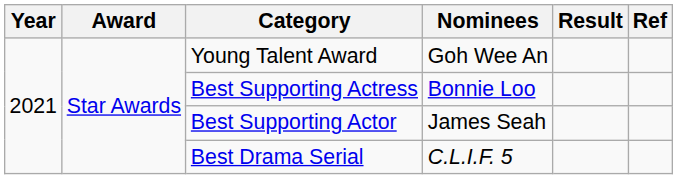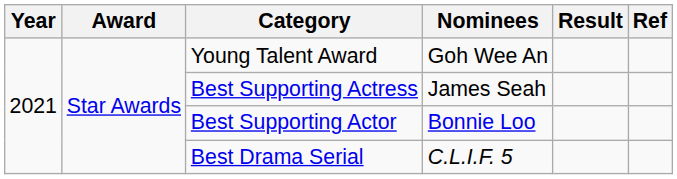(482, 88) Bonnie Loo -> (487, 88) James Seah
(487, 122) James Seah -> (482, 122) Bonnie Loo
